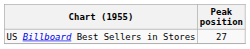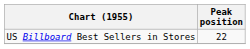(221, 37) 27 -> (221, 37) 22
